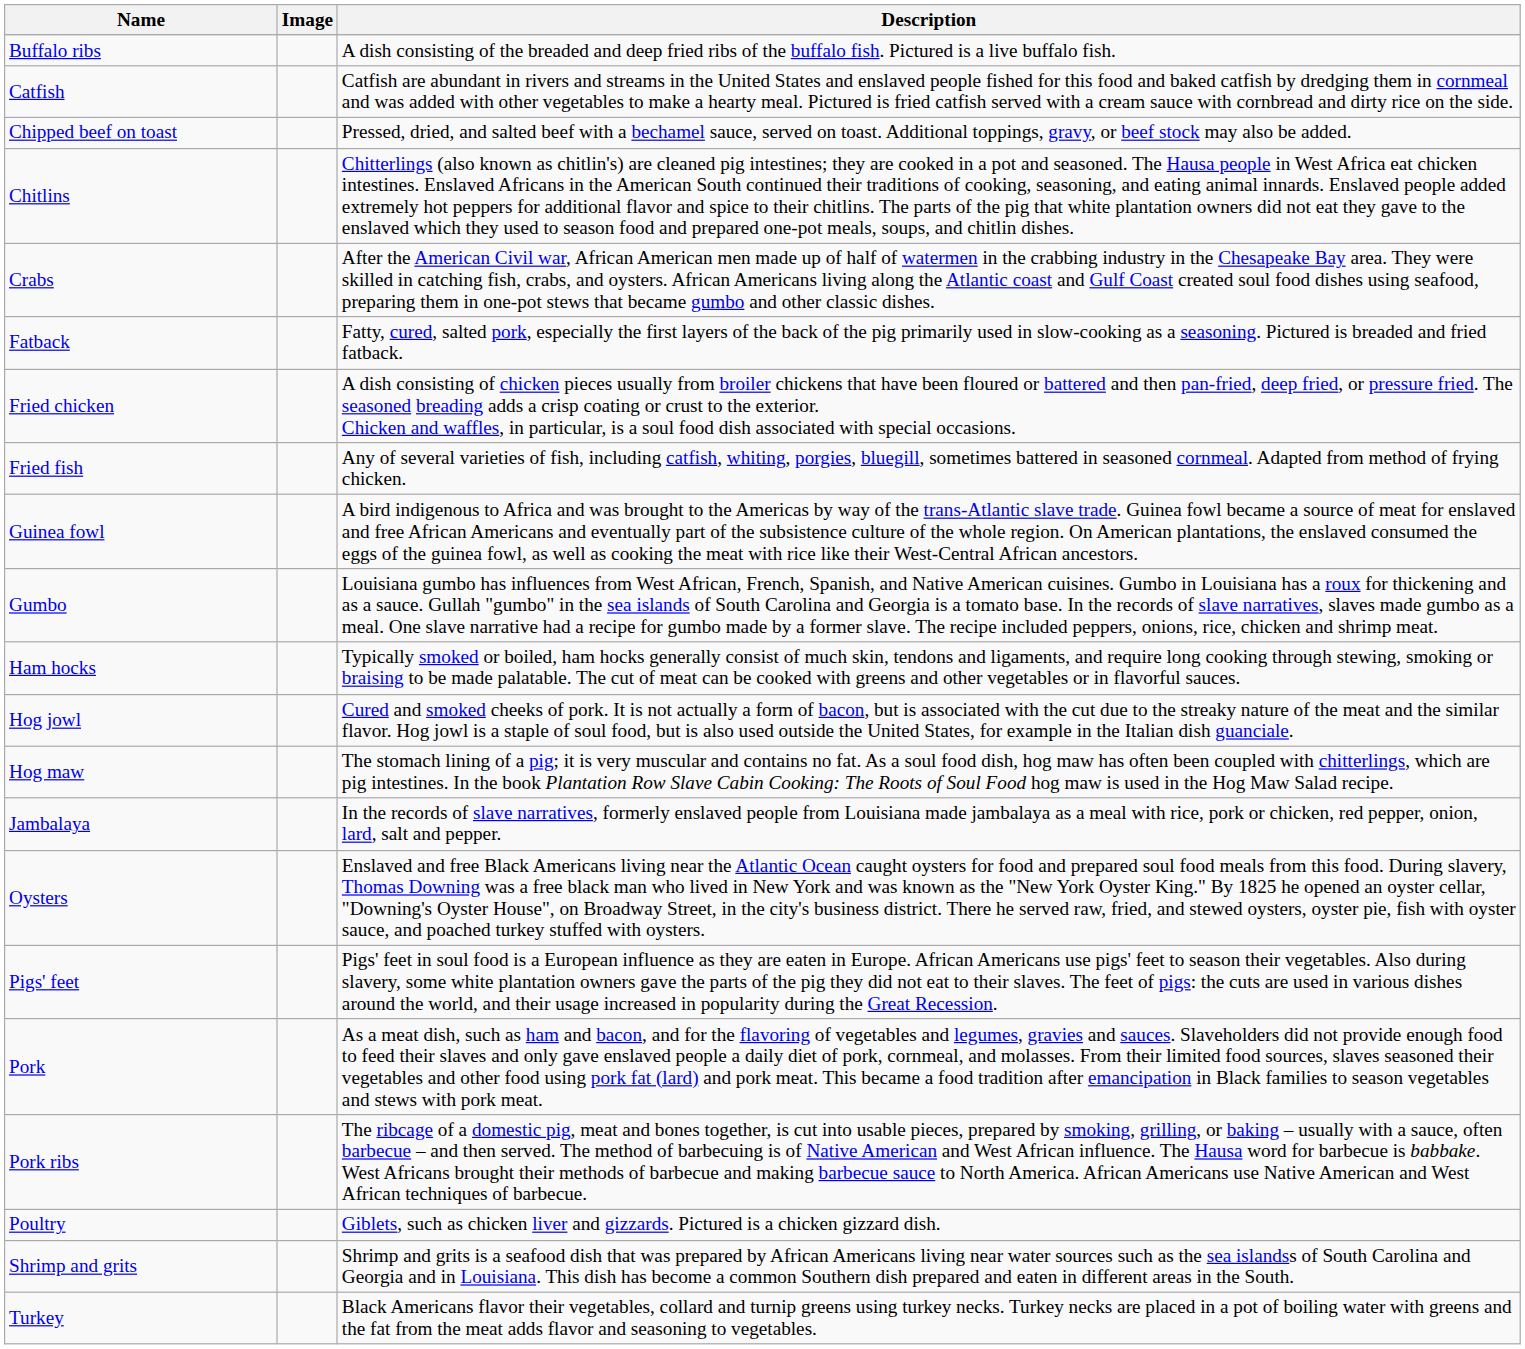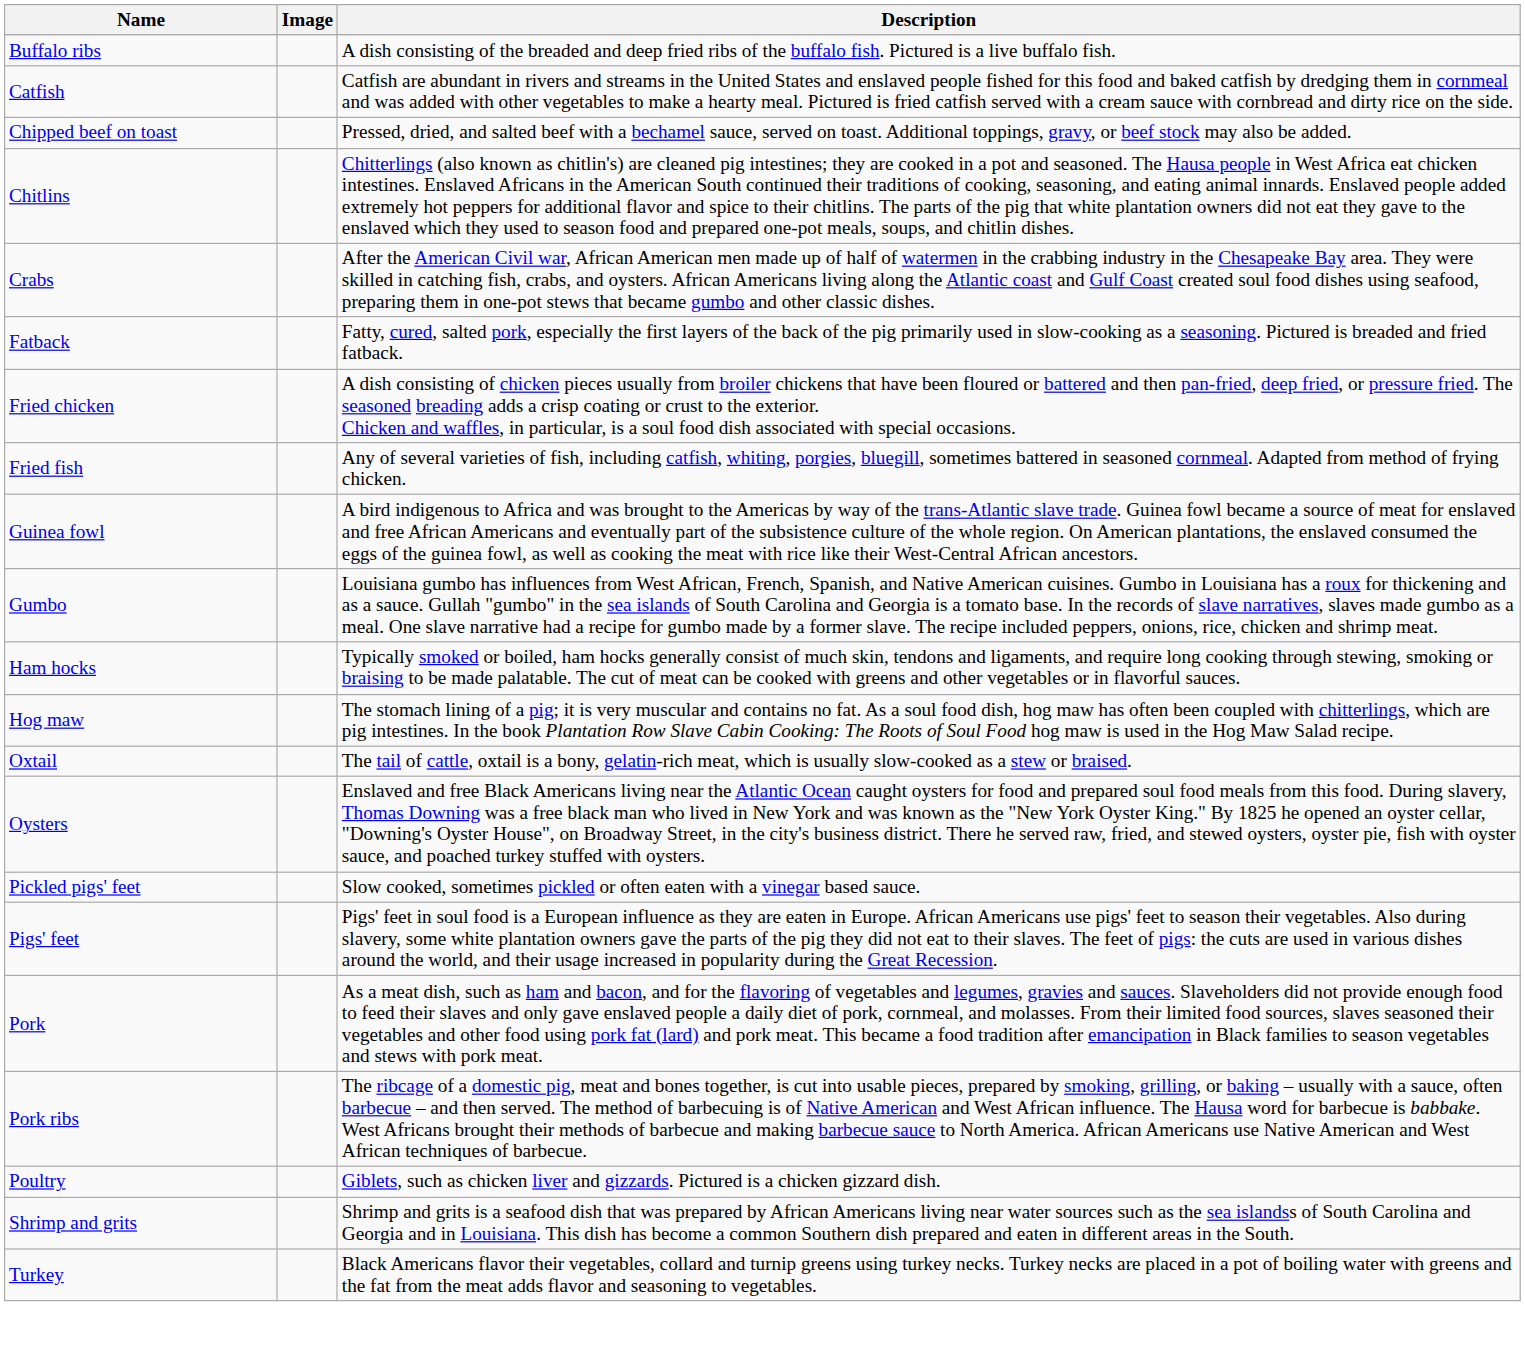- row: (45, 719)
- row: (50, 824)
+ row: (33, 761)
+ row: (75, 886)
